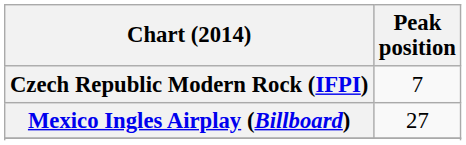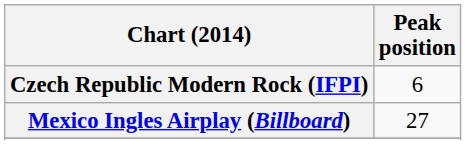(417, 84) 7 -> (417, 84) 6
